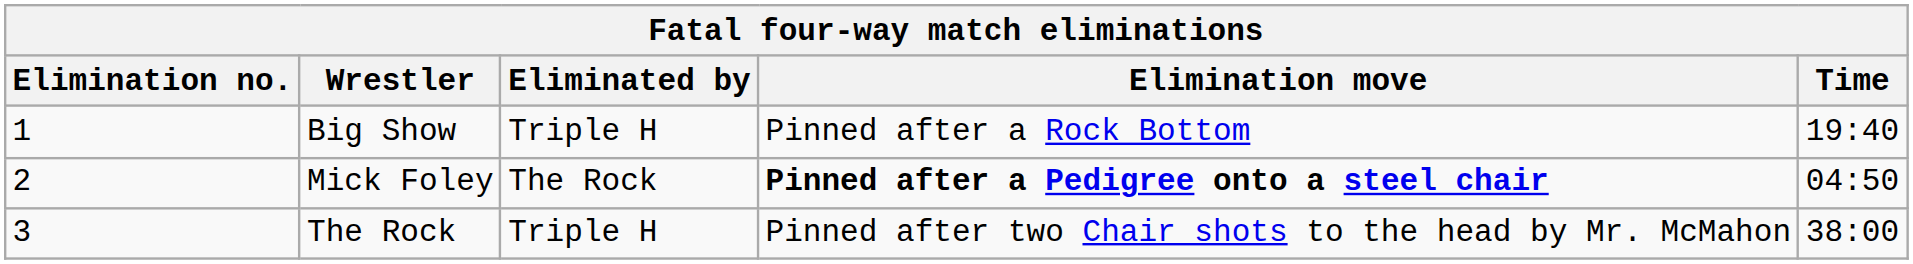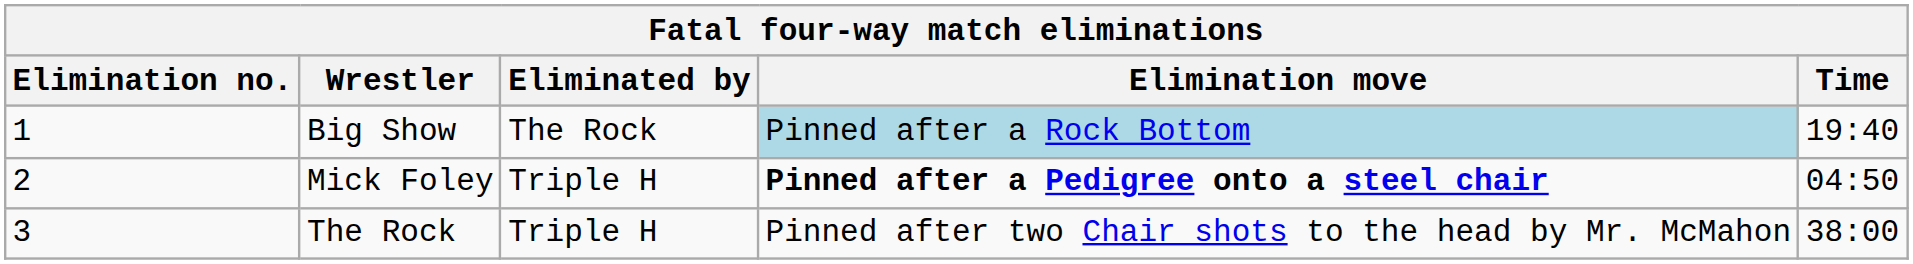(583, 132) Triple H -> (583, 132) The Rock
(1008, 132) no background -> (1008, 132) lightblue background
(583, 182) The Rock -> (583, 182) Triple H
